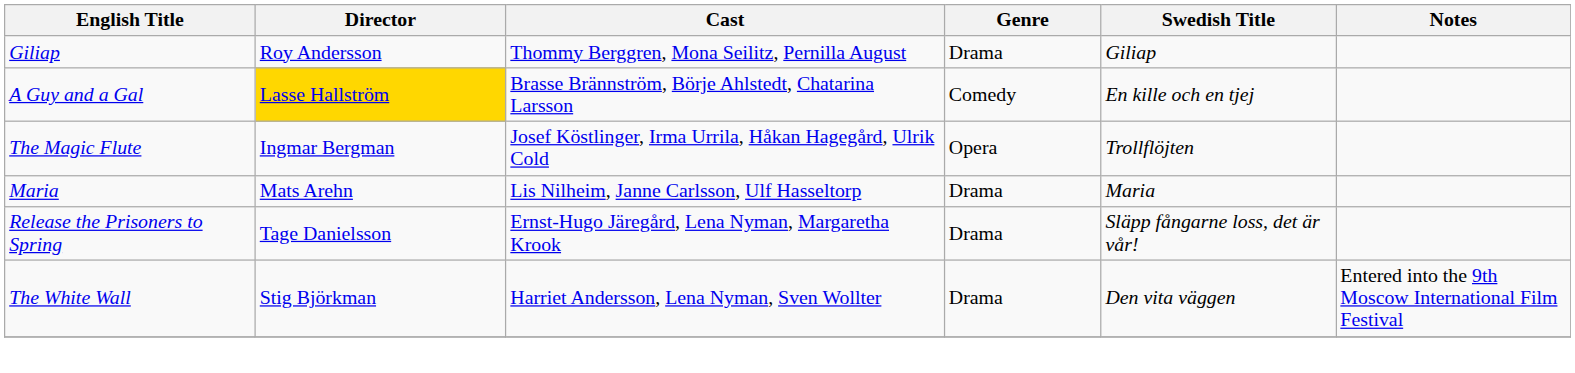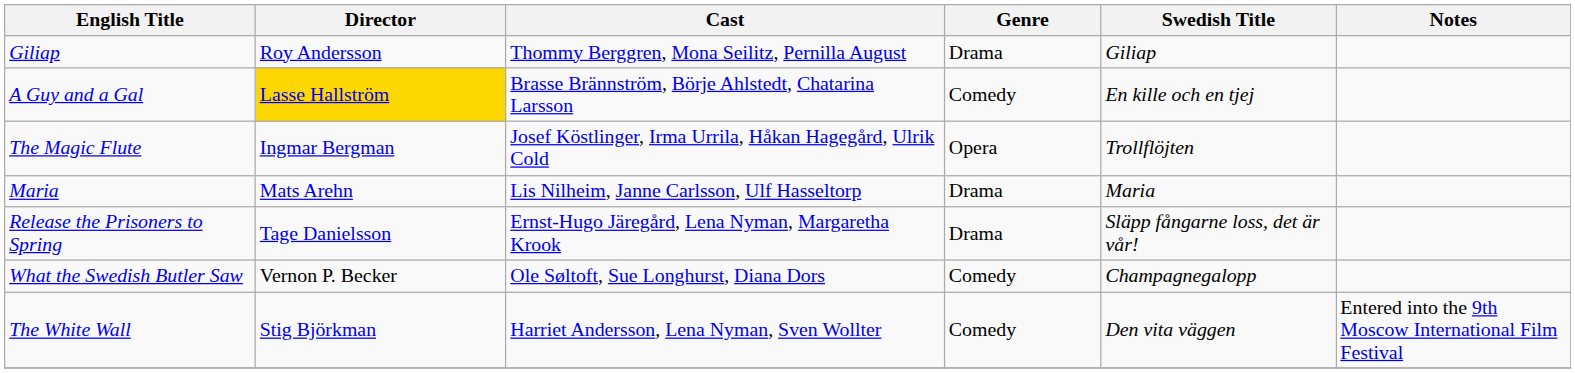+ row: (126, 275)
(976, 298) Drama -> (982, 329) Comedy
